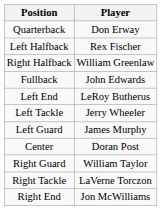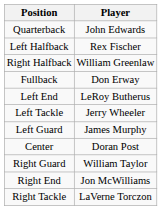(115, 29) Don Erway -> (115, 29) John Edwards
(115, 79) John Edwards -> (115, 79) Don Erway
rows swapped: (39, 180) <-> (39, 197)
